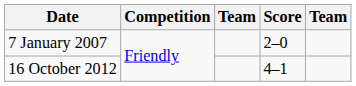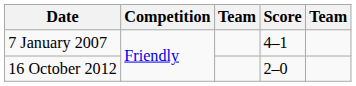(276, 42) 2–0 -> (276, 42) 4–1
(276, 68) 4–1 -> (276, 68) 2–0
